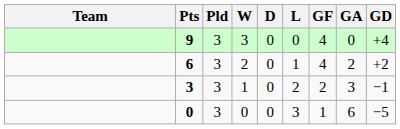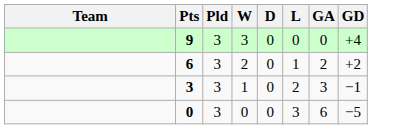- column: (323, 16)
